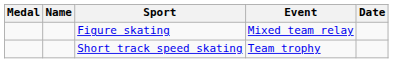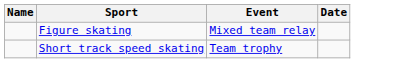- column: (24, 14)
